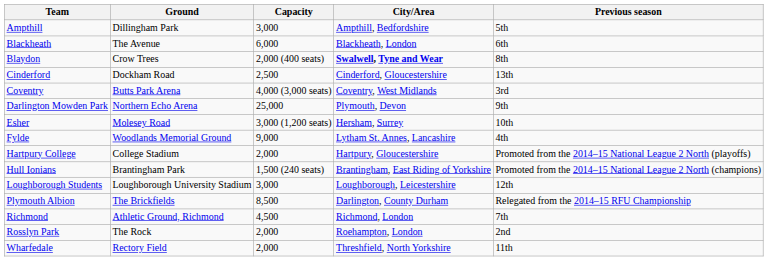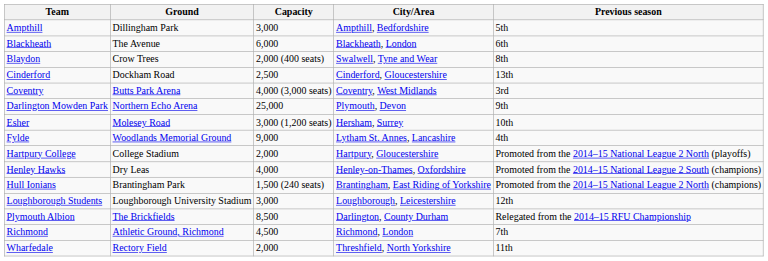(390, 59) bold -> (387, 59) normal
+ row: (36, 169)
- row: (33, 232)
